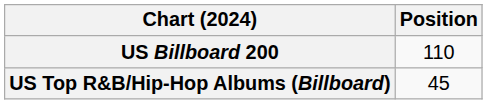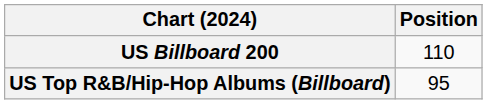(439, 83) 45 -> (439, 83) 95
